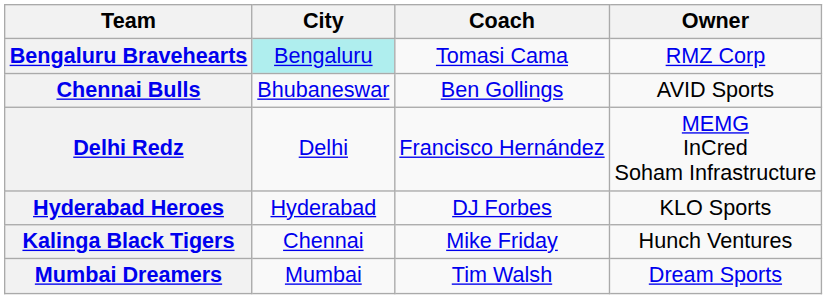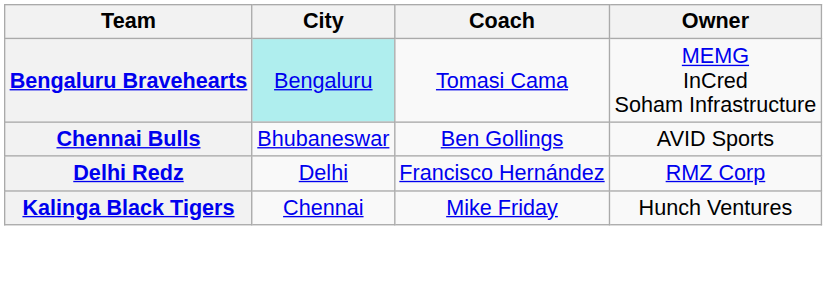(715, 55) RMZ Corp -> (715, 80) MEMG InCred Soham Infrastructure
(715, 148) MEMG InCred Soham Infrastructure -> (715, 172) RMZ Corp
- row: (128, 207)
- row: (128, 275)
